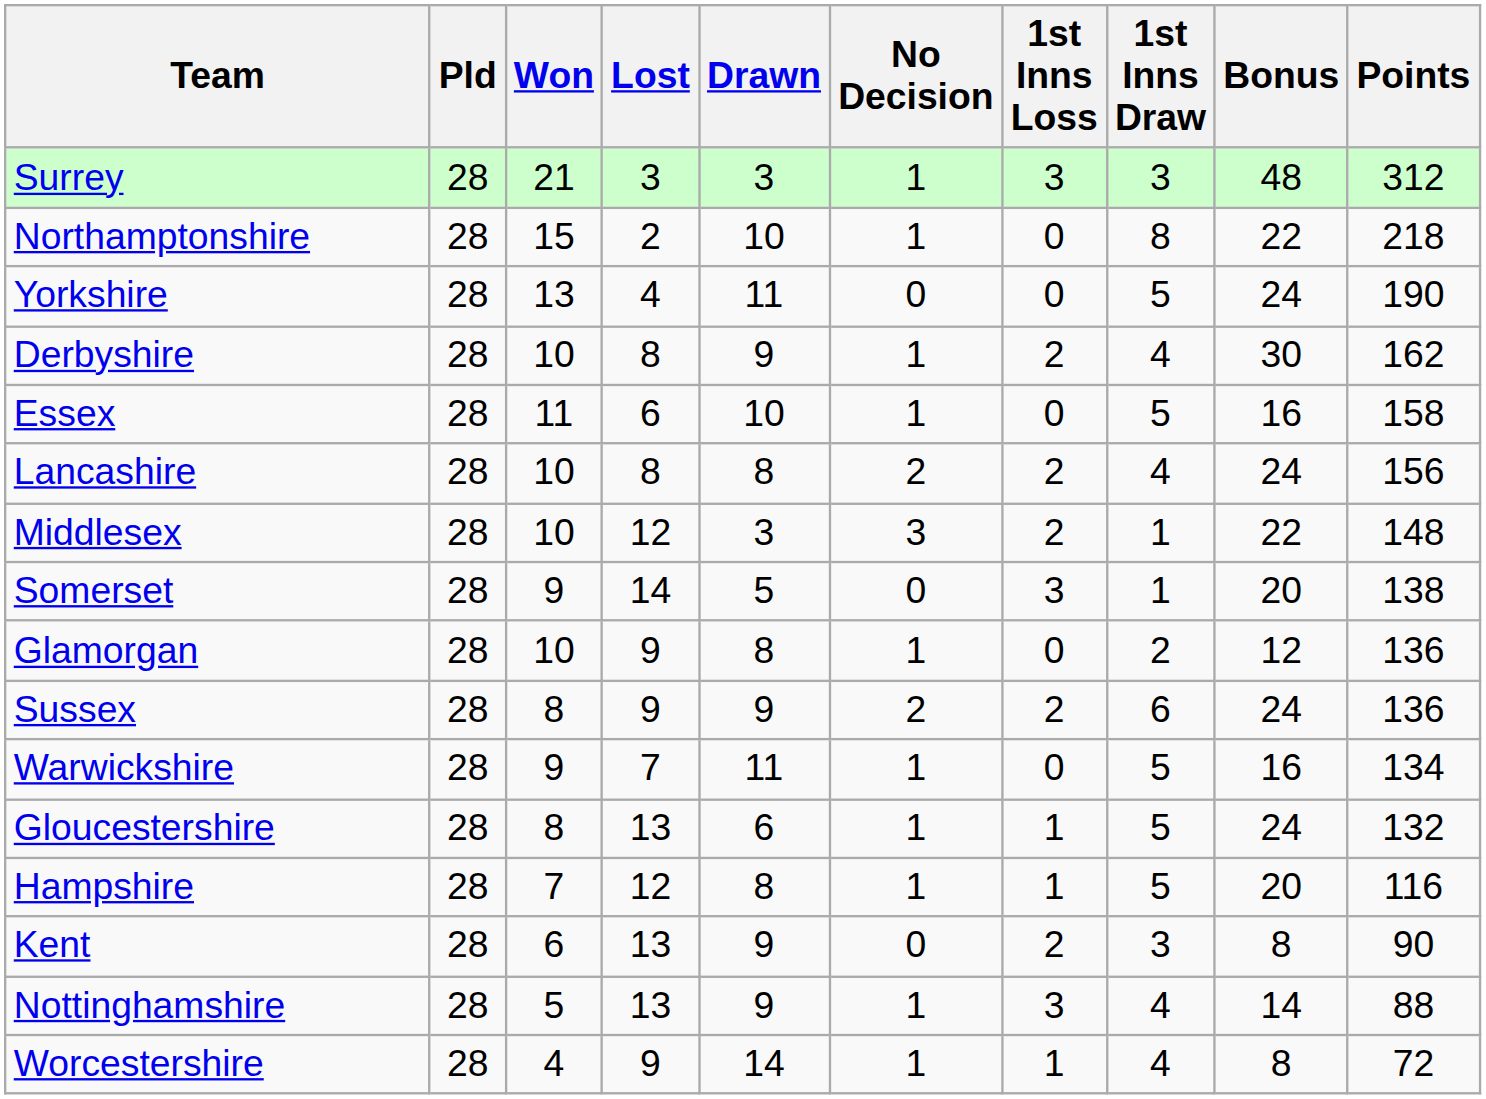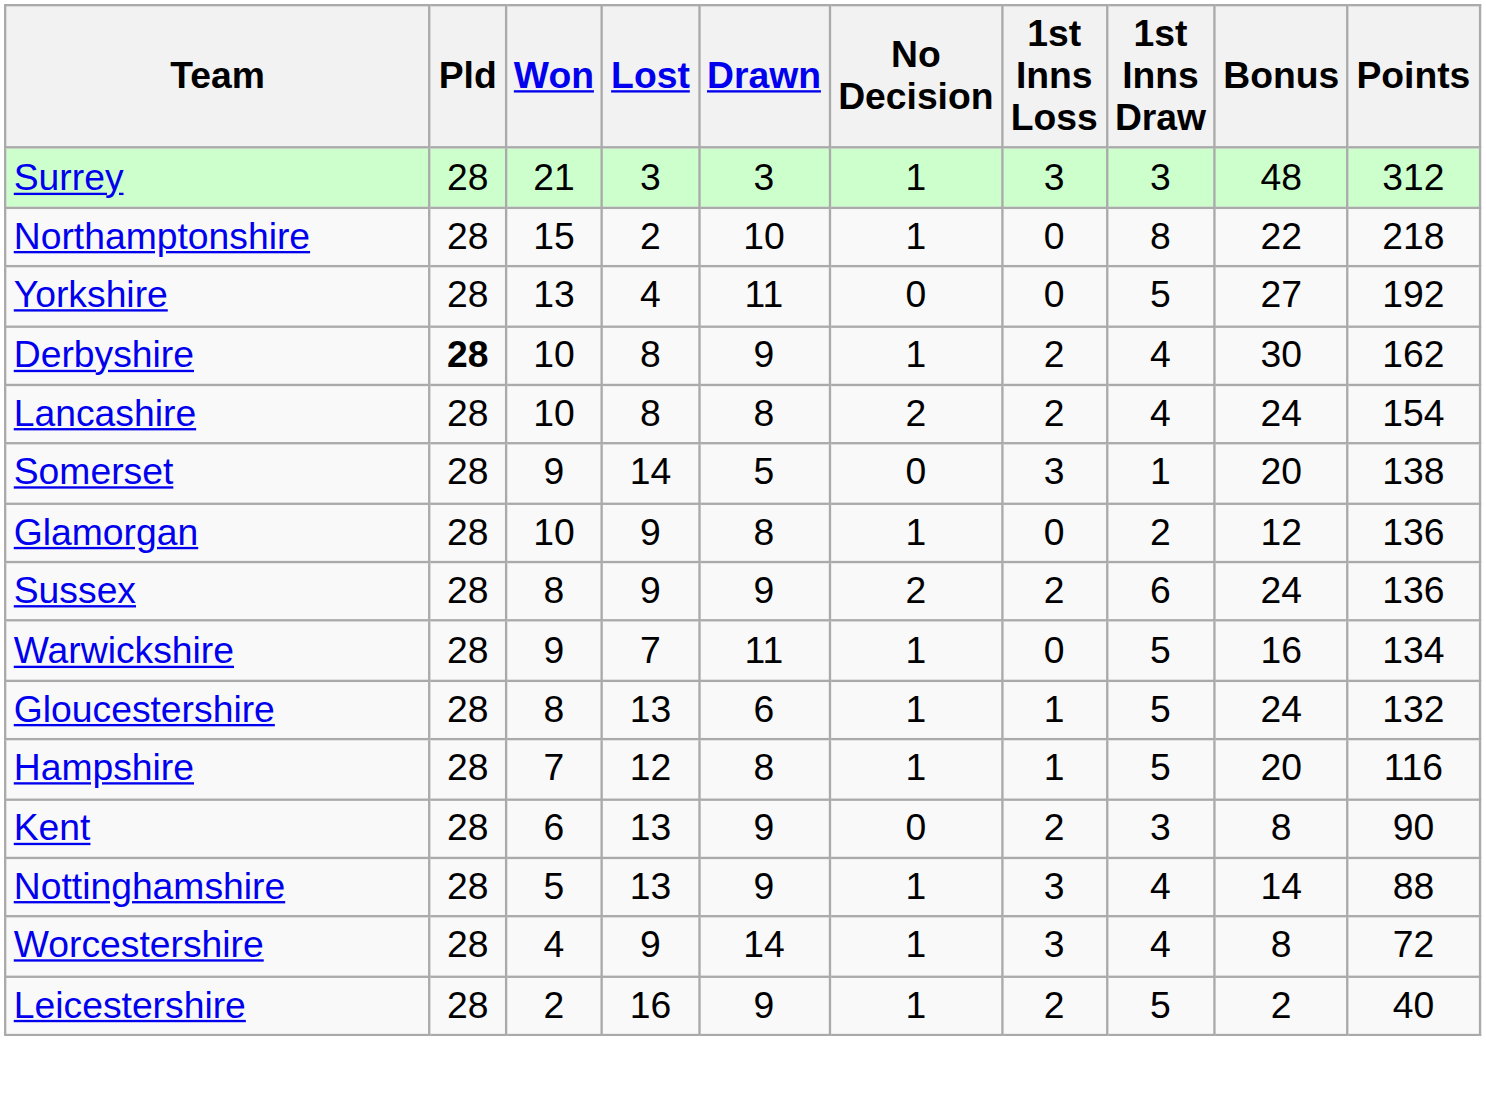(1281, 295) 24 -> (1281, 295) 27
(1413, 295) 190 -> (1413, 295) 192
(468, 354) normal -> (468, 354) bold
- row: (65, 413)
(1413, 472) 156 -> (1413, 413) 154
- row: (98, 531)
(1054, 1063) 1 -> (1054, 945) 3
+ row: (130, 1004)
